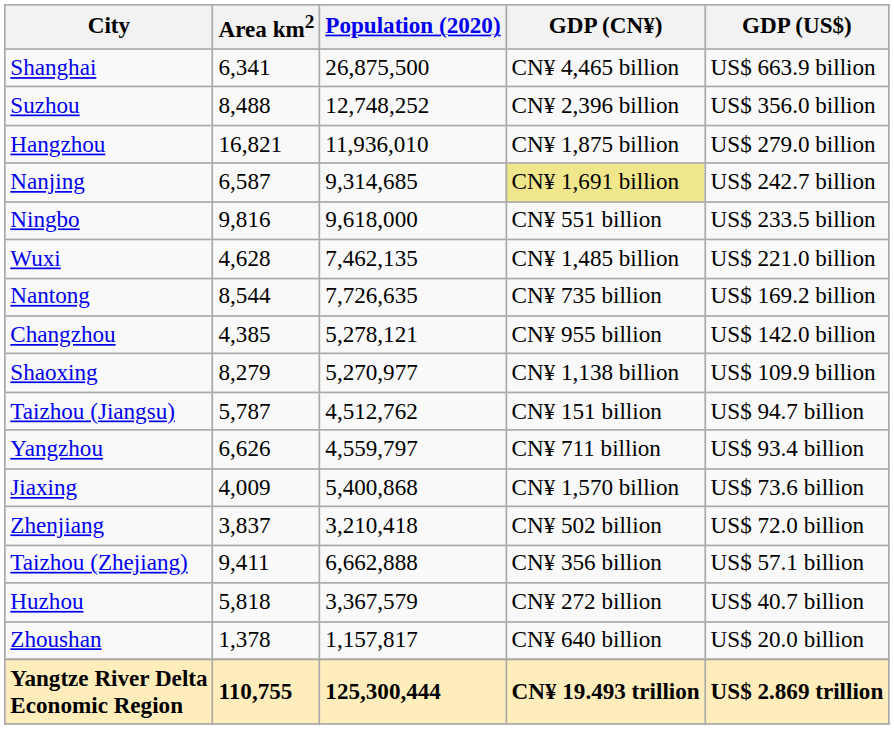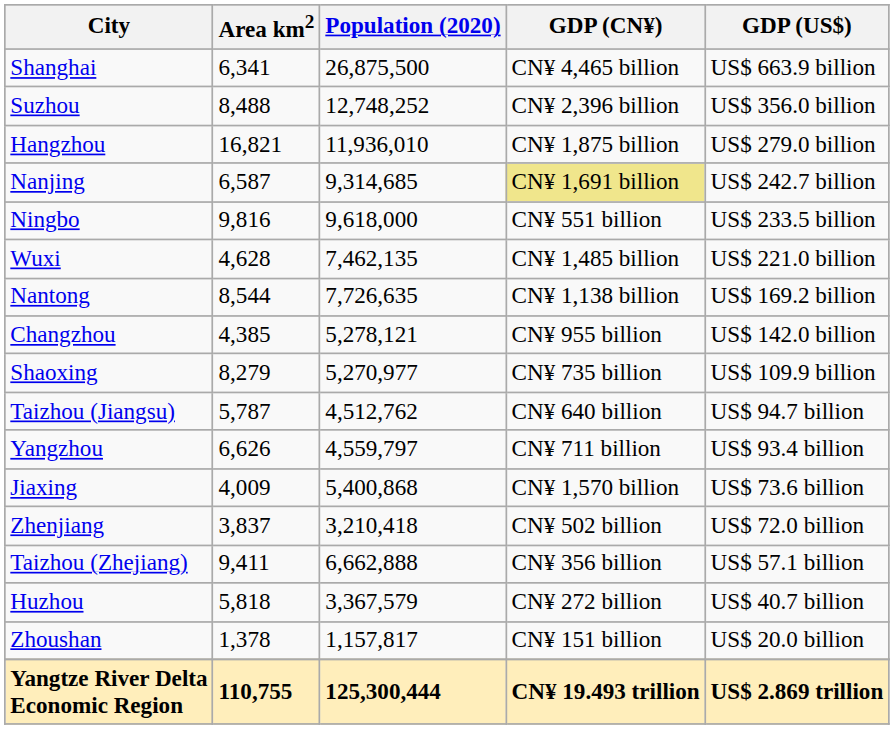(587, 296) CN¥ 735 billion -> (595, 296) CN¥ 1,138 billion
(595, 372) CN¥ 1,138 billion -> (587, 372) CN¥ 735 billion
(587, 410) CN¥ 151 billion -> (587, 410) CN¥ 640 billion
(587, 639) CN¥ 640 billion -> (587, 639) CN¥ 151 billion
